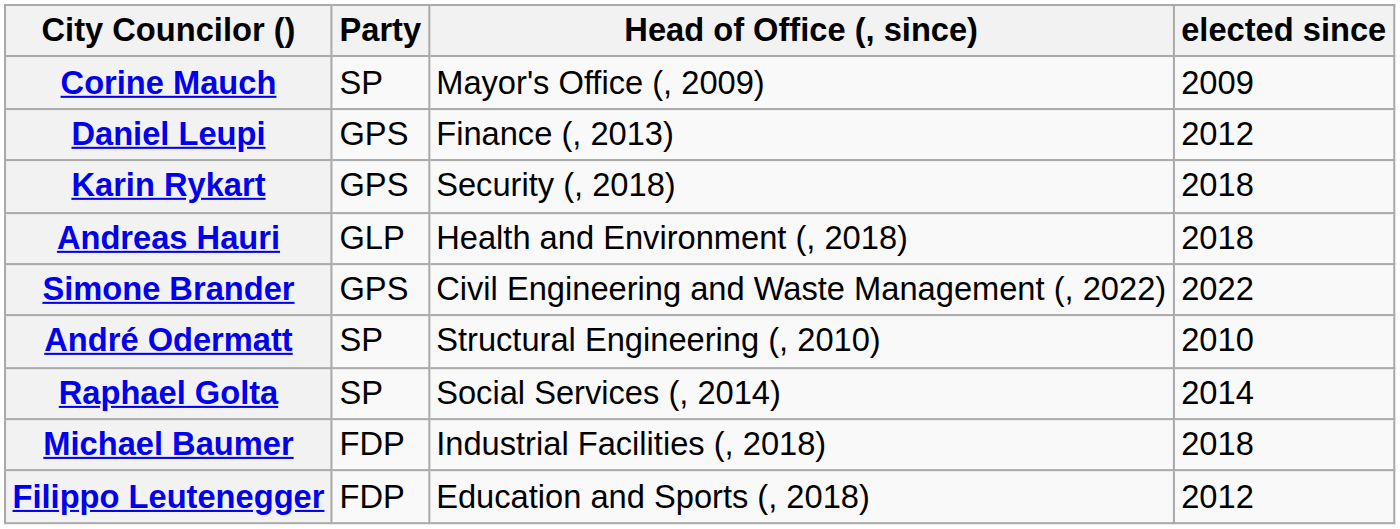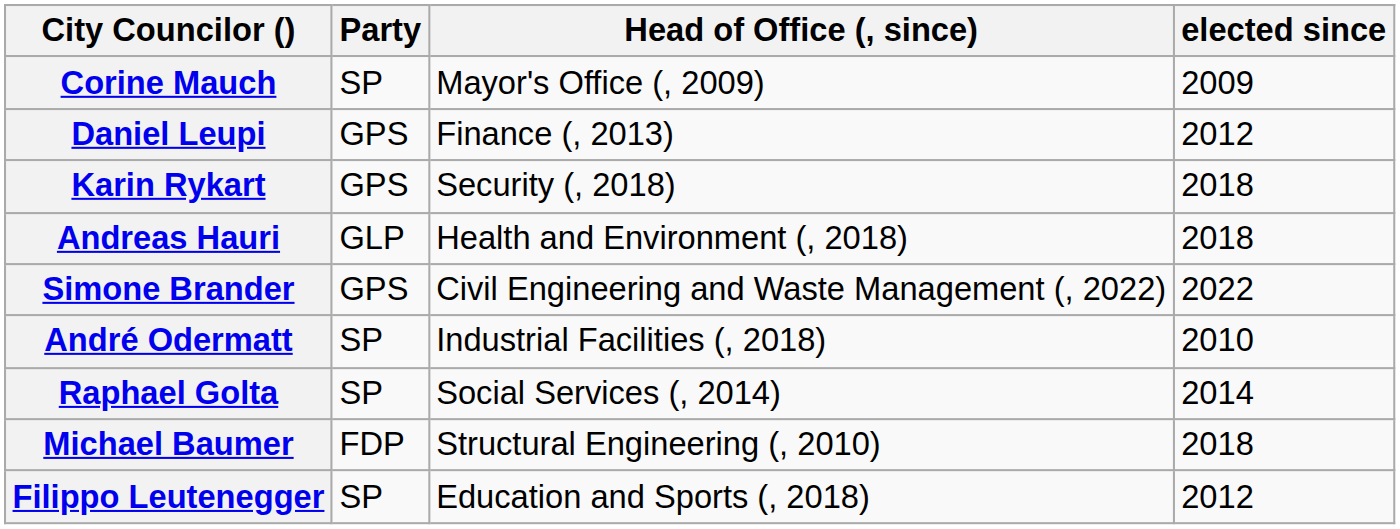(658, 340) Structural Engineering (, 2010) -> (631, 340) Industrial Facilities (, 2018)
(631, 444) Industrial Facilities (, 2018) -> (658, 444) Structural Engineering (, 2010)
(372, 496) FDP -> (361, 496) SP
